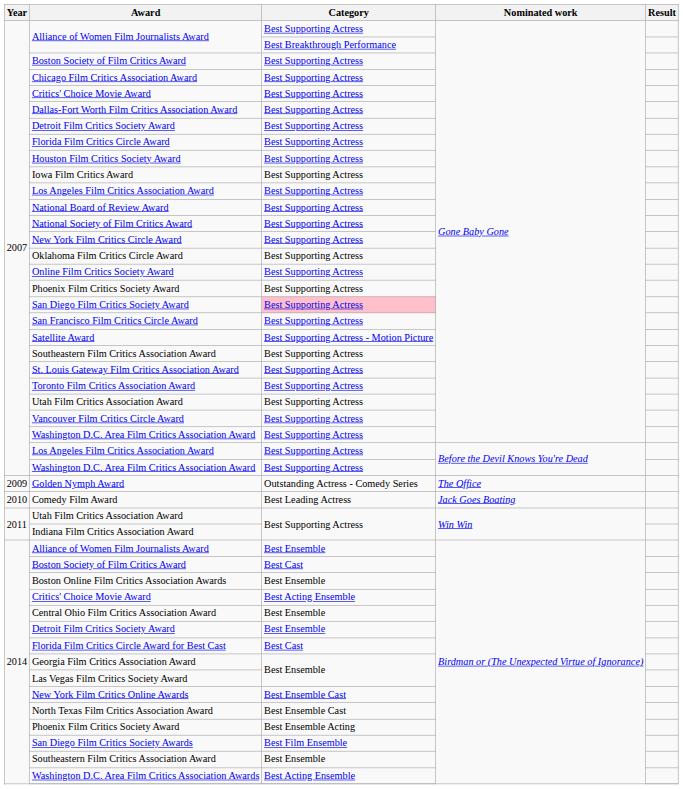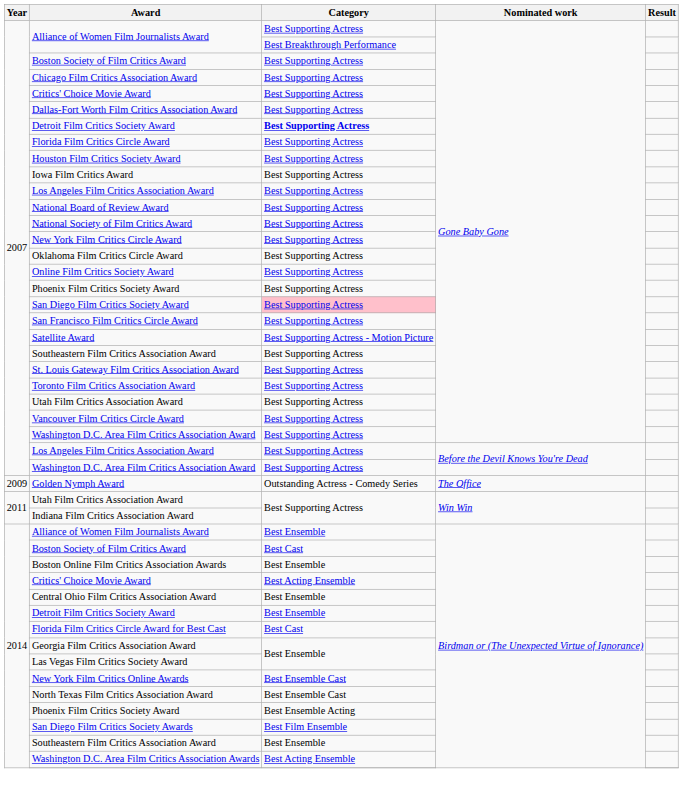(314, 126) normal -> (317, 126) bold
- row: (75, 499)
